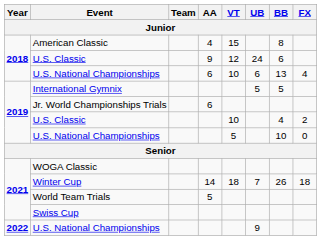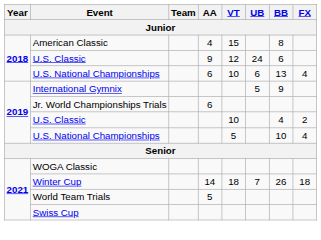(281, 89) 5 -> (281, 89) 9
(305, 135) 0 -> (305, 135) 4
- row: (17, 228)
